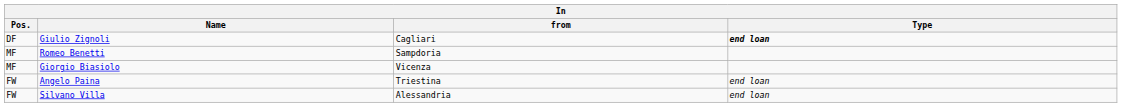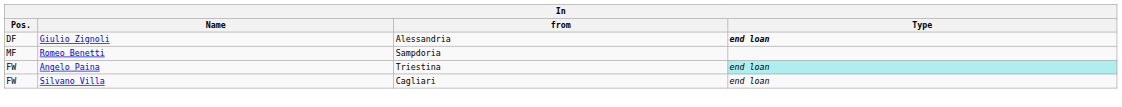(416, 39) Cagliari -> (423, 39) Alessandria
- row: (80, 67)
(750, 81) no background -> (750, 67) paleturquoise background
(423, 95) Alessandria -> (416, 81) Cagliari
